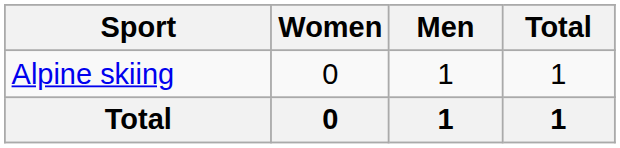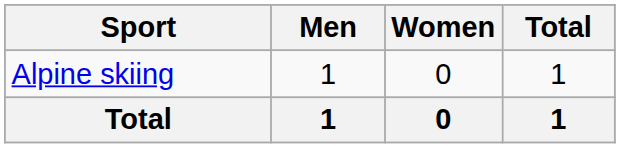columns swapped: (445, 27) <-> (330, 27)
